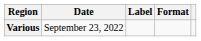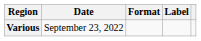columns swapped: (173, 12) <-> (140, 12)
